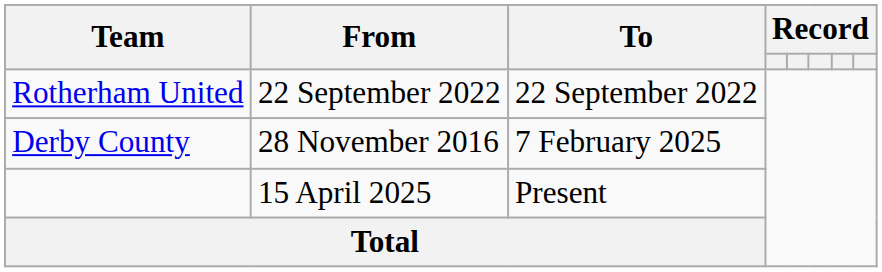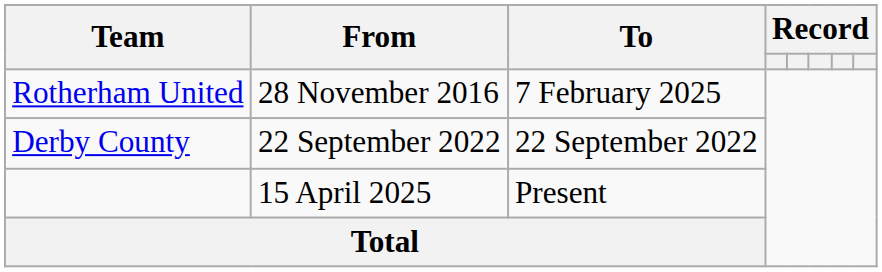(379, 93) 22 September 2022 -> (378, 93) 28 November 2016
(636, 93) 22 September 2022 -> (618, 93) 7 February 2025
(378, 142) 28 November 2016 -> (379, 142) 22 September 2022
(618, 142) 7 February 2025 -> (636, 142) 22 September 2022
